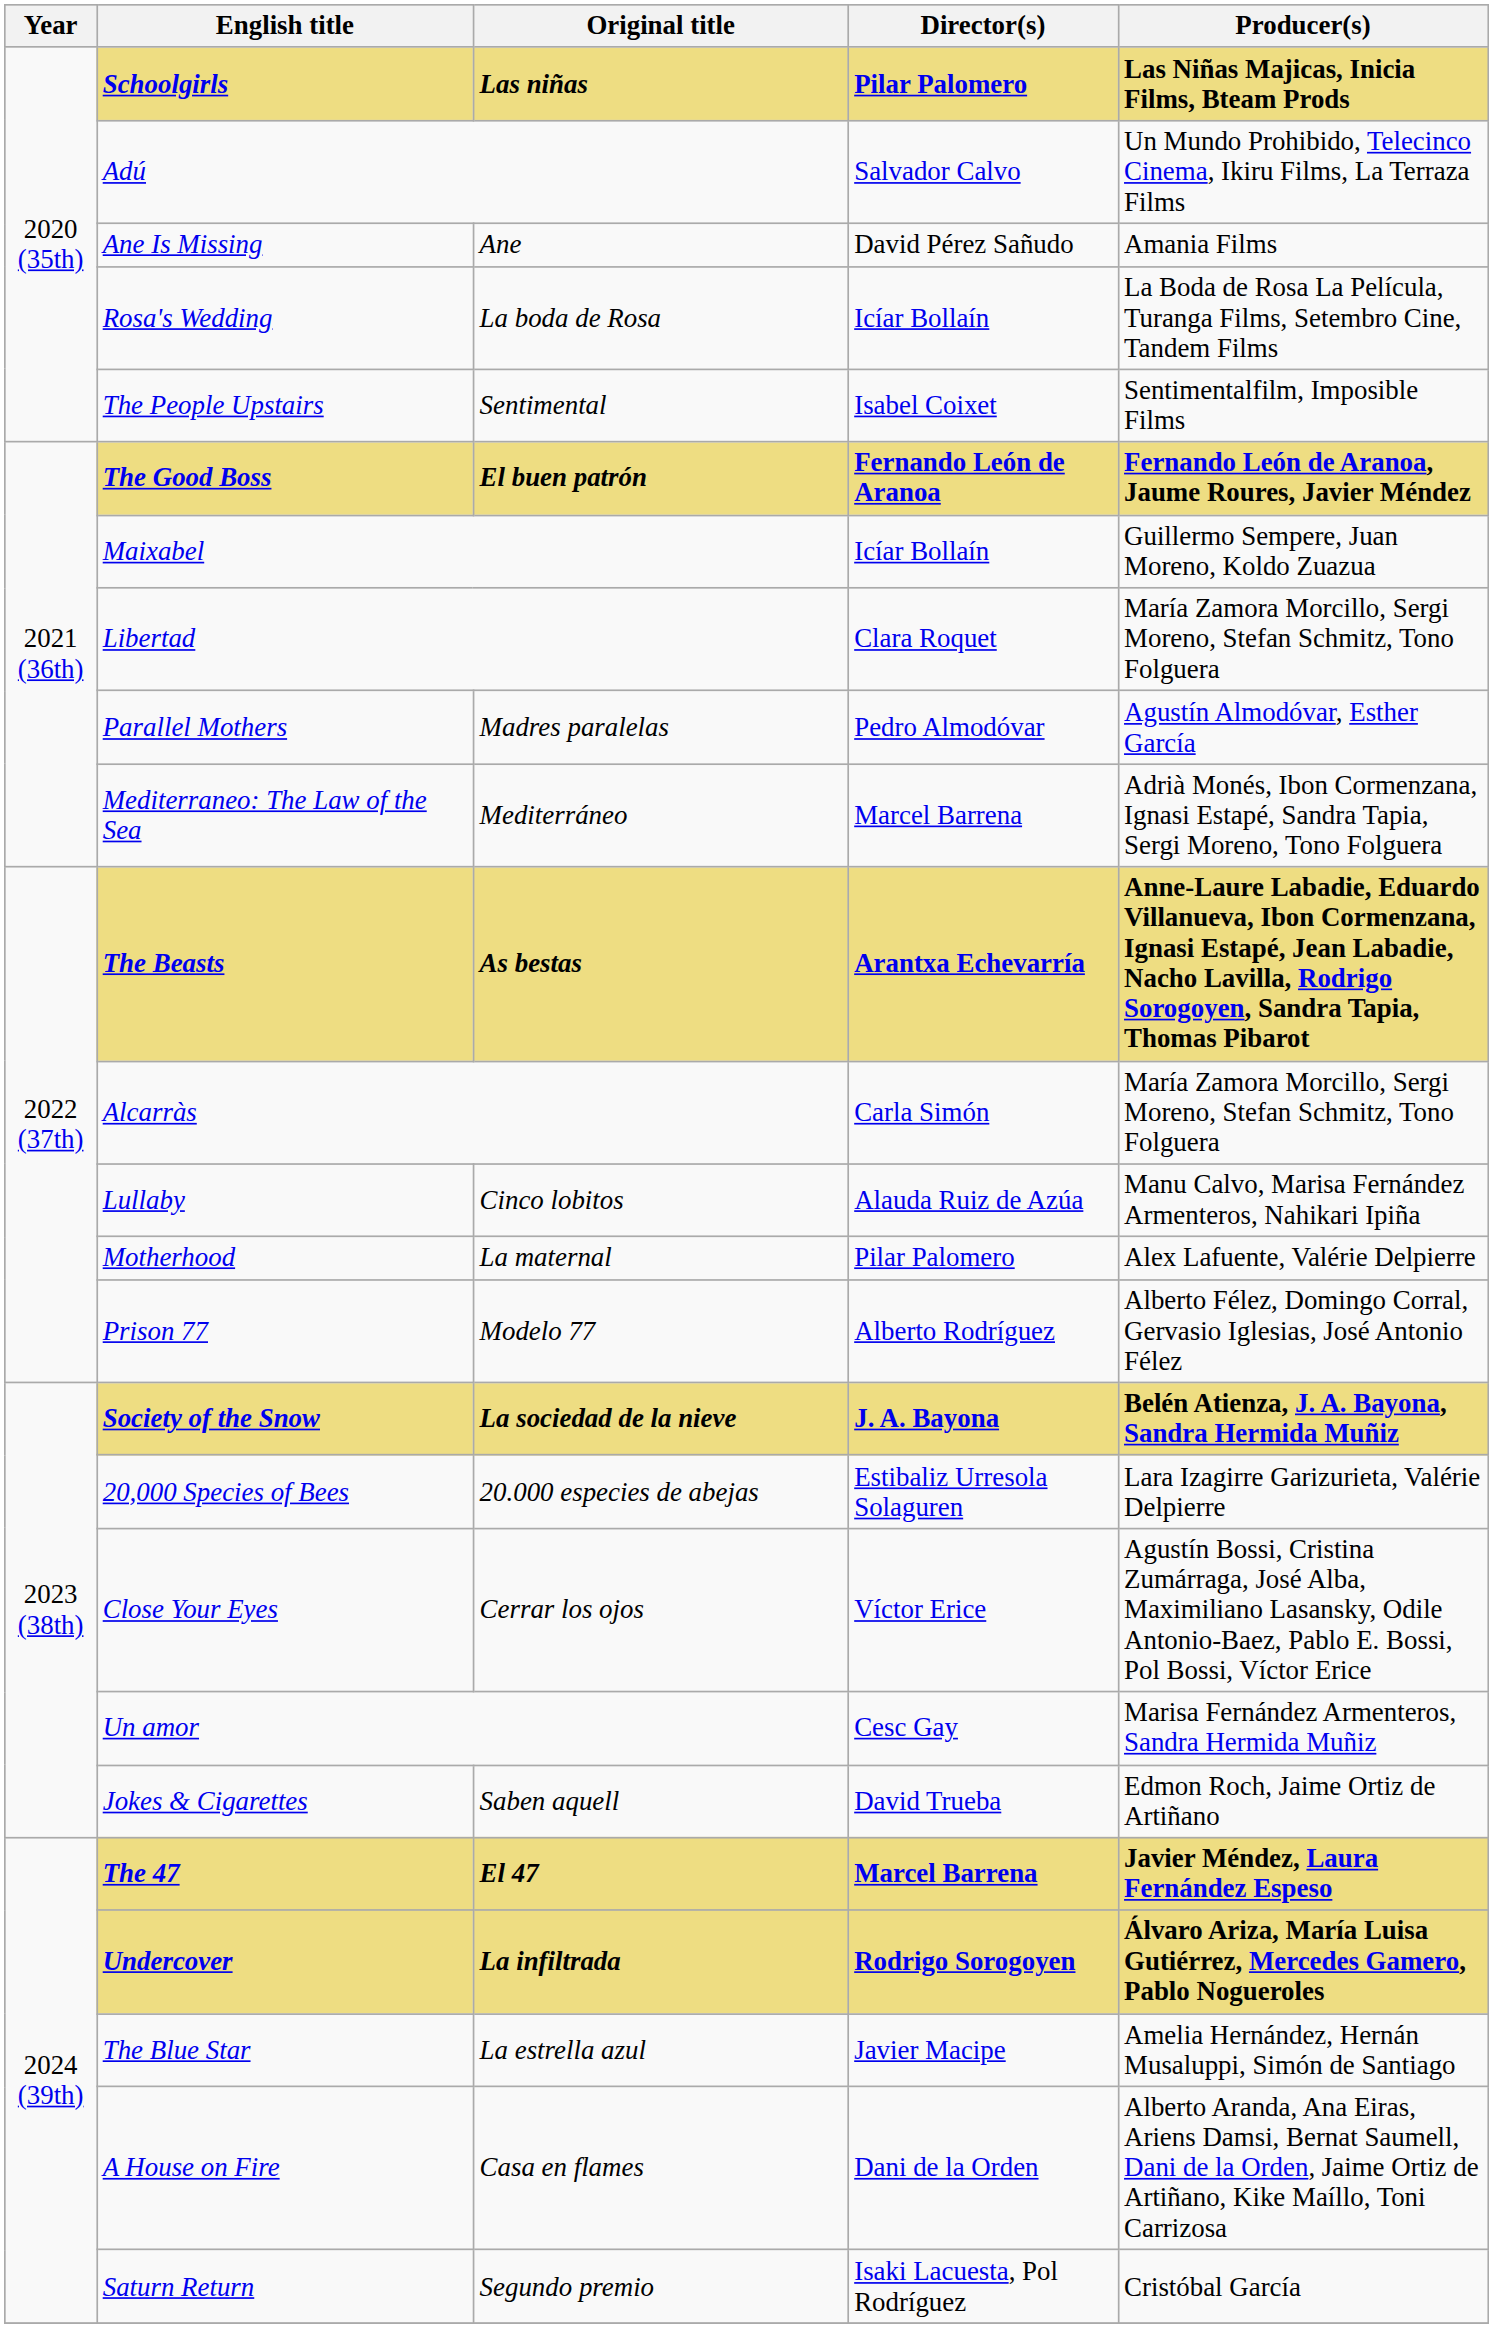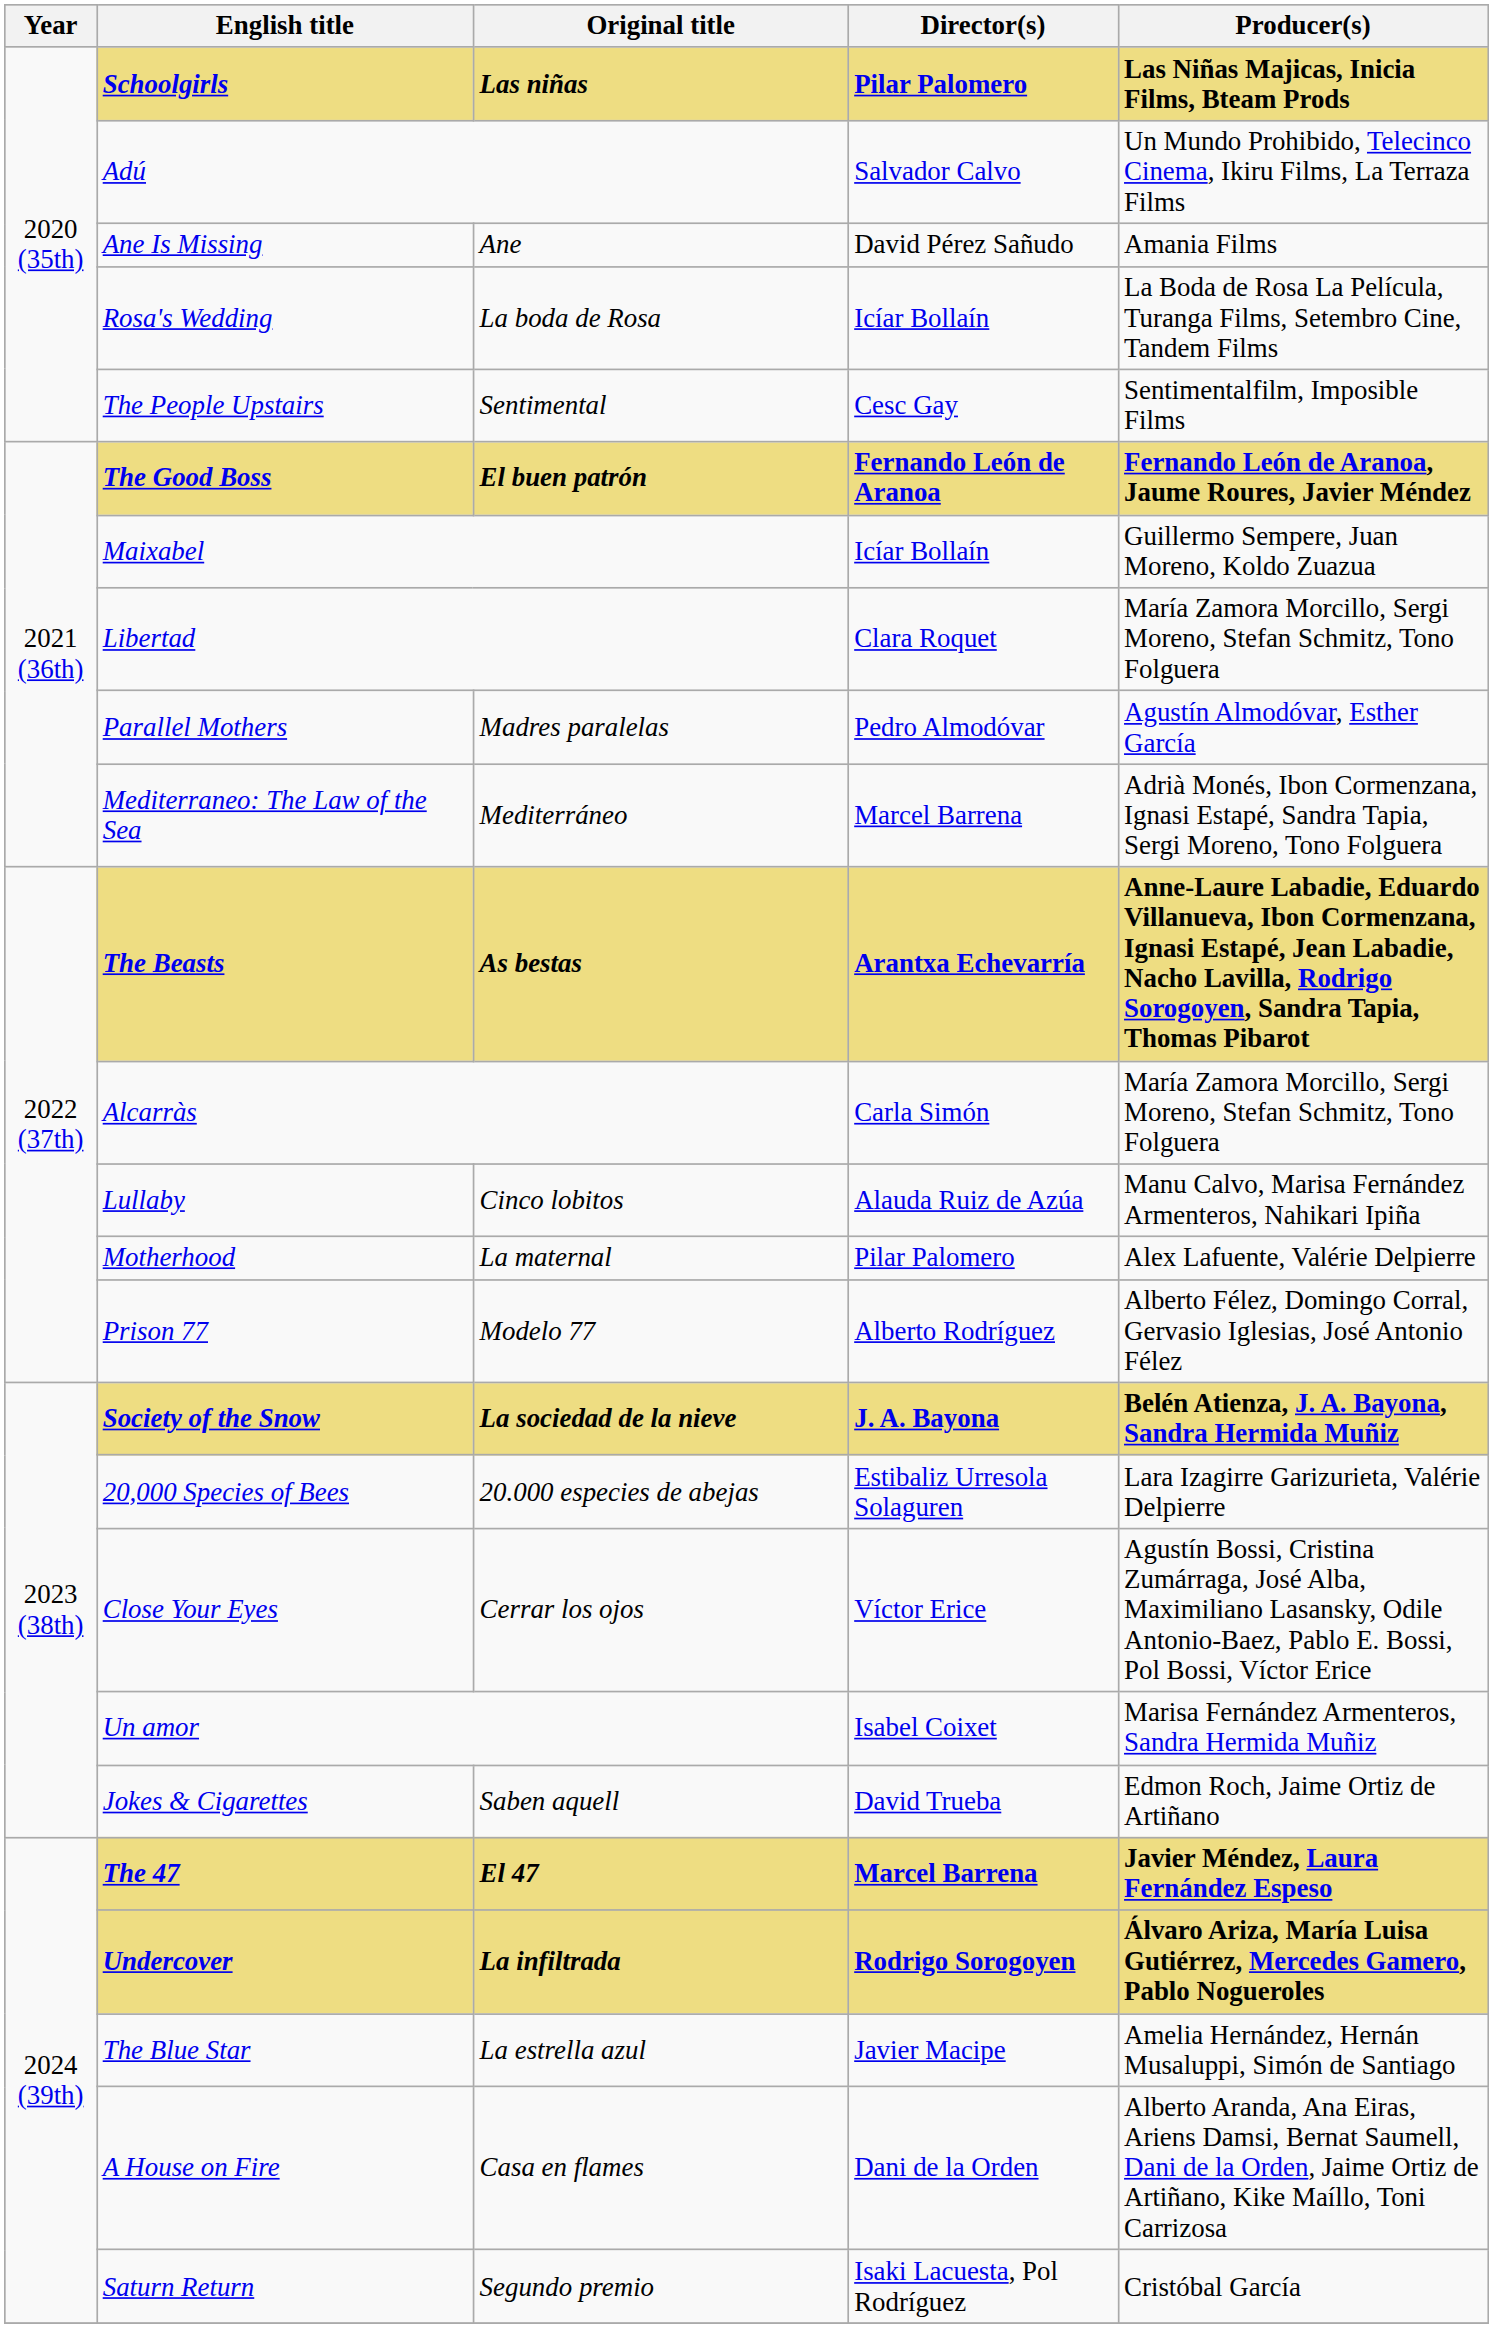(925, 405) Isabel Coixet -> (906, 405) Cesc Gay
(906, 1727) Cesc Gay -> (925, 1727) Isabel Coixet
